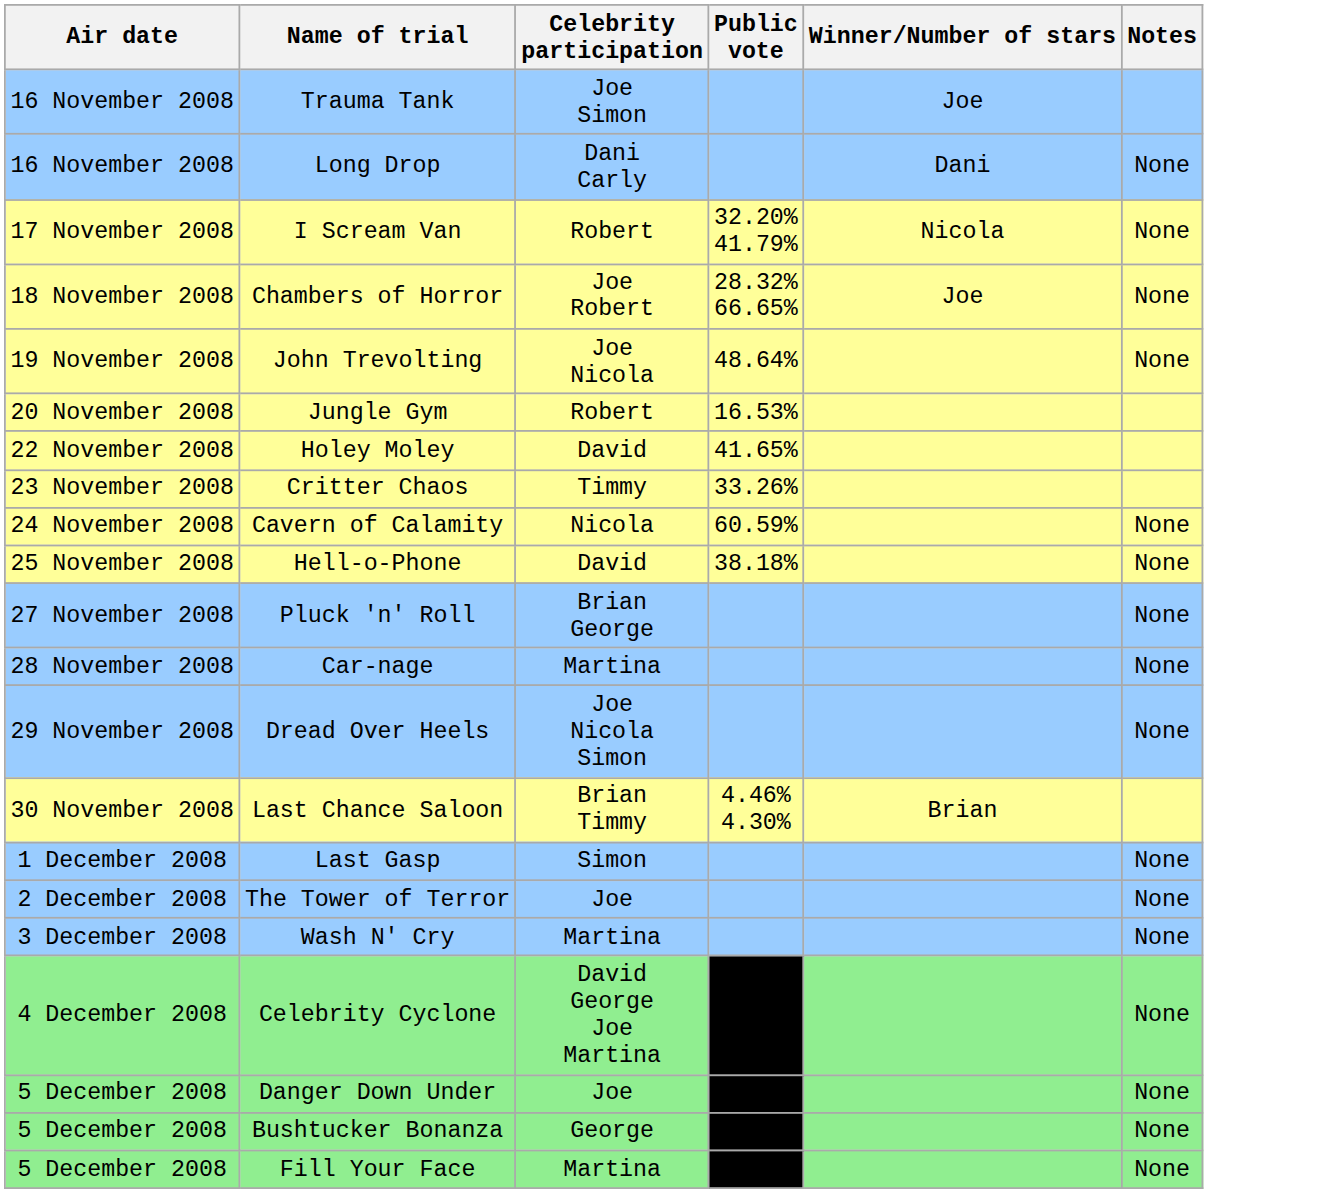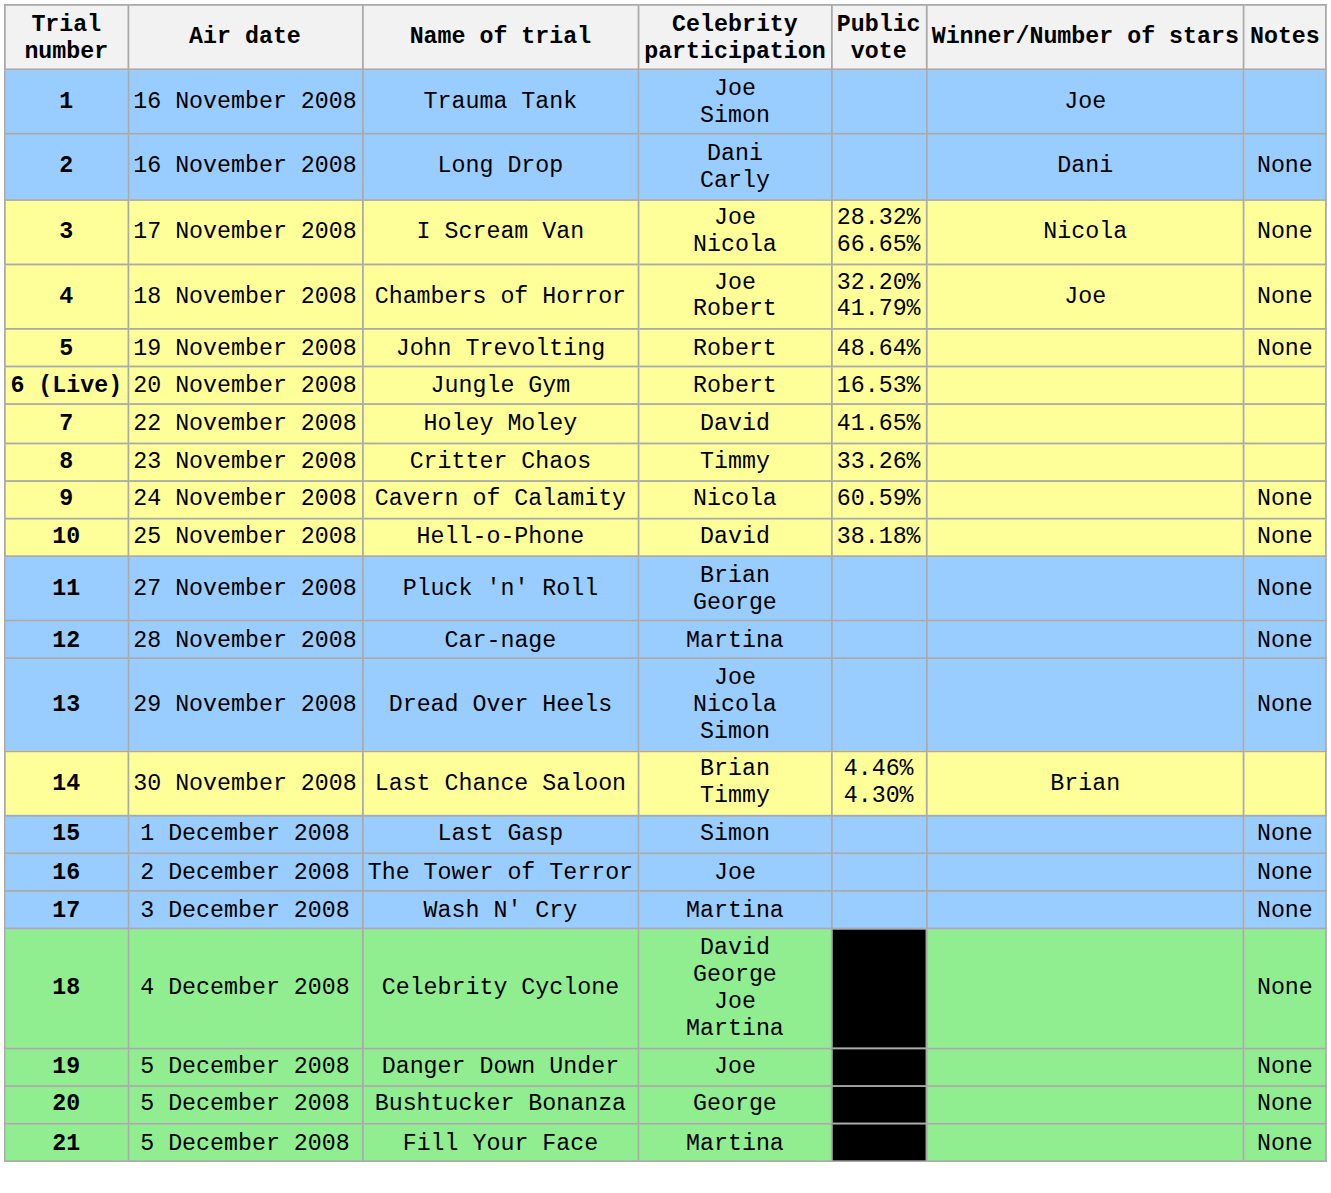+ column: (66, 37)
(612, 232) Robert -> (735, 232) Joe Nicola
(756, 232) 32.20% 41.79% -> (879, 232) 28.32% 66.65%
(756, 296) 28.32% 66.65% -> (879, 296) 32.20% 41.79%
(612, 361) Joe Nicola -> (735, 348) Robert
